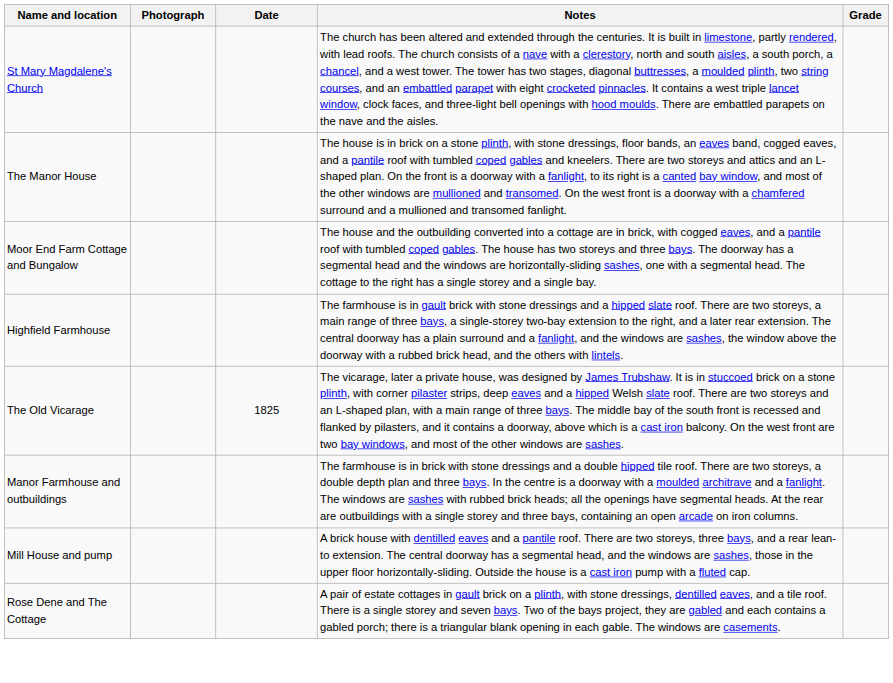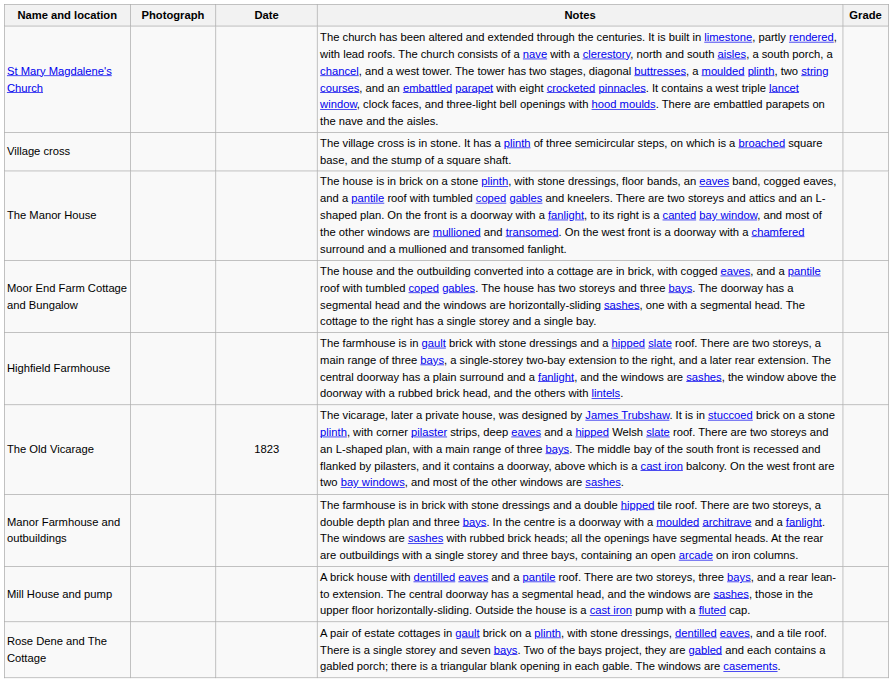+ row: (39, 151)
(267, 410) 1825 -> (267, 449) 1823
